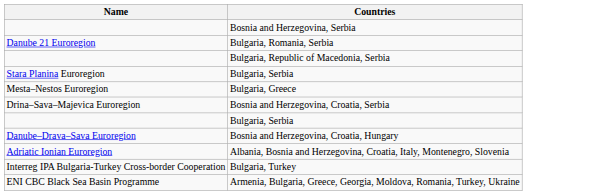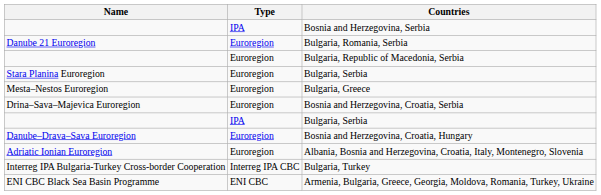+ column: (265, 12)
